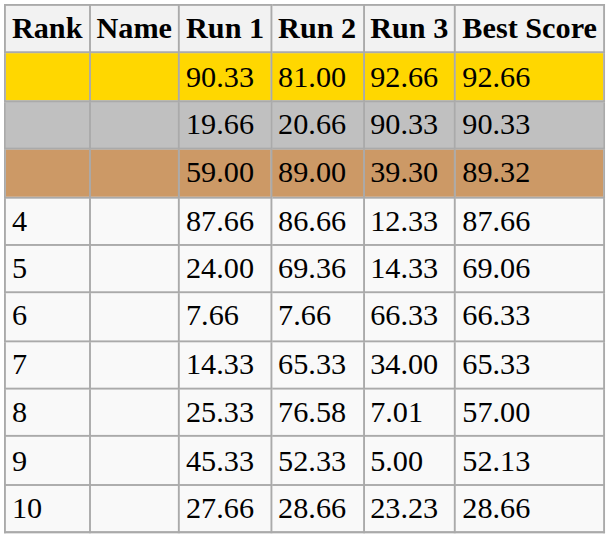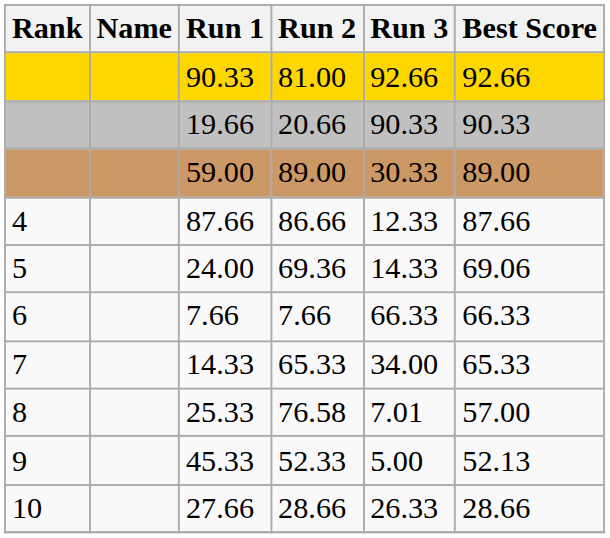(404, 172) 39.30 -> (404, 172) 30.33
(496, 172) 89.32 -> (496, 172) 89.00
(404, 508) 23.23 -> (404, 508) 26.33
